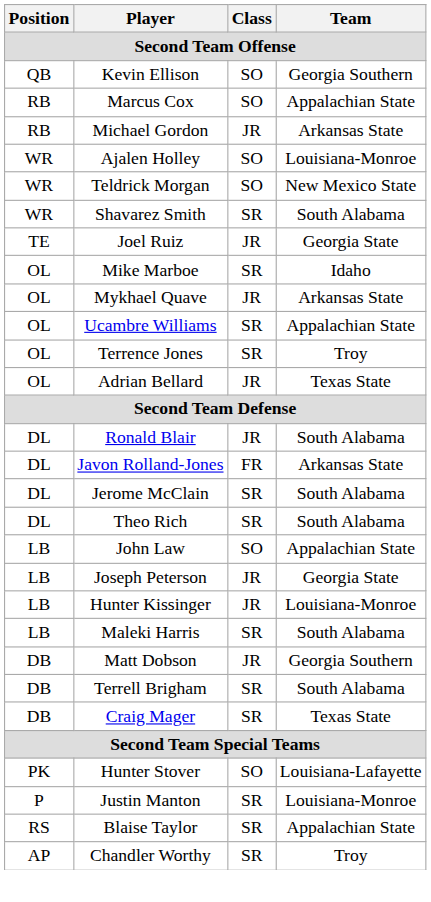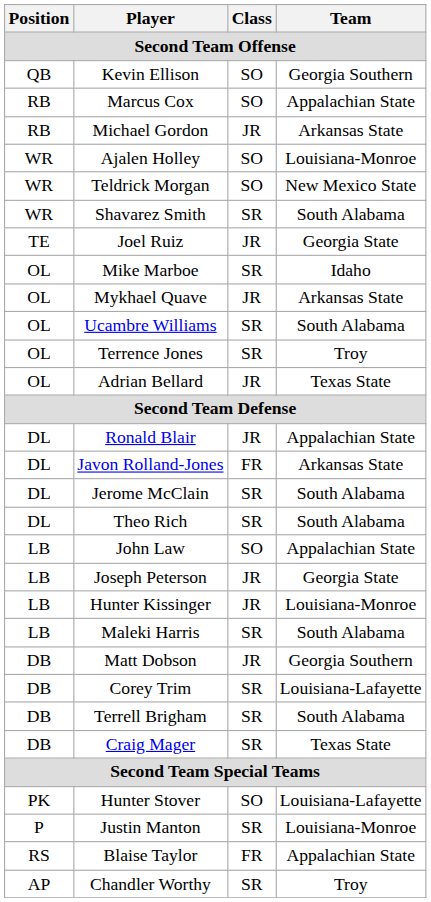(351, 325) Appalachian State -> (351, 325) South Alabama
(351, 437) South Alabama -> (351, 437) Appalachian State
+ row: (150, 688)
(252, 827) SR -> (252, 855) FR
